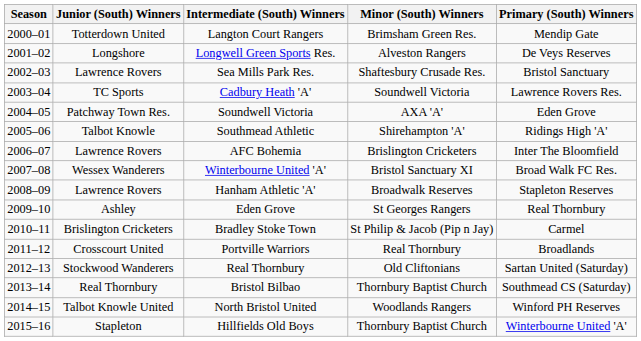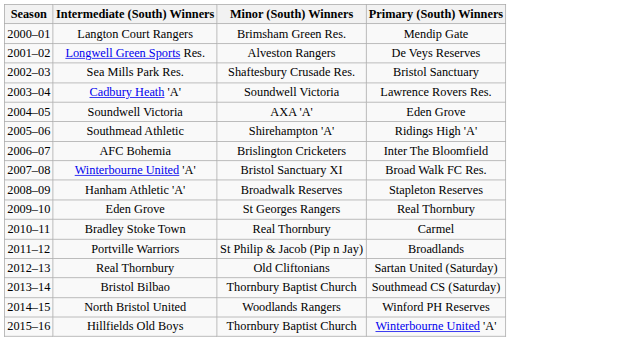- column: (118, 14)
(422, 229) St Philip & Jacob (Pip n Jay) -> (292, 229) Real Thornbury
(422, 248) Real Thornbury -> (292, 248) St Philip & Jacob (Pip n Jay)
